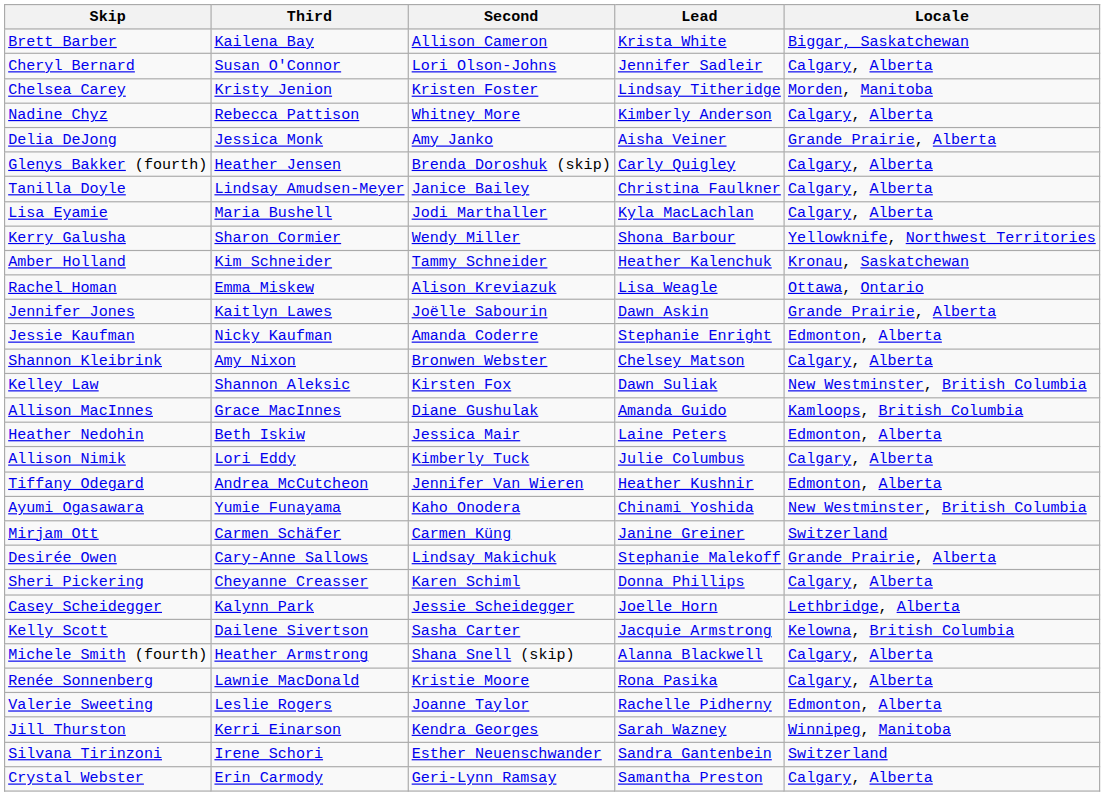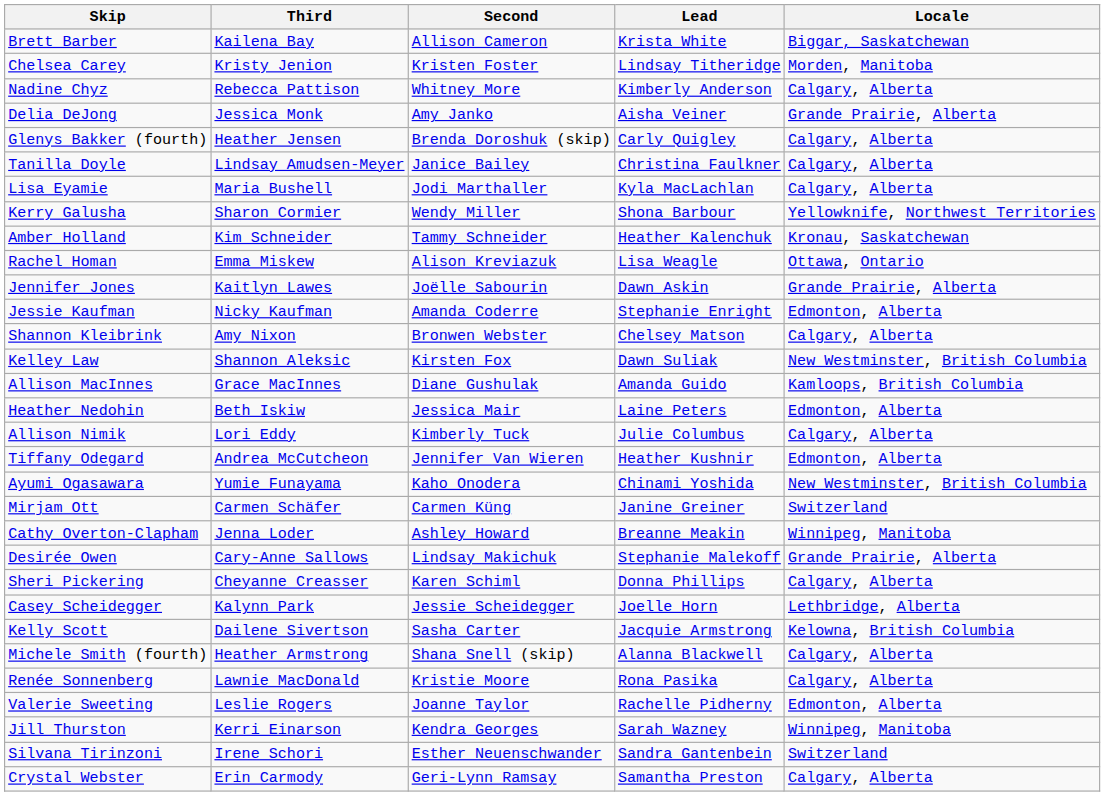- row: (72, 66)
+ row: (103, 533)
